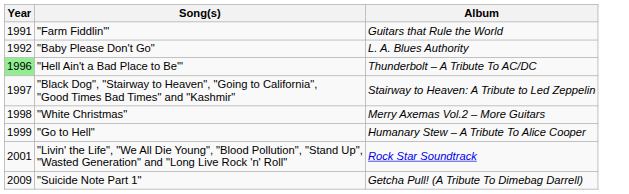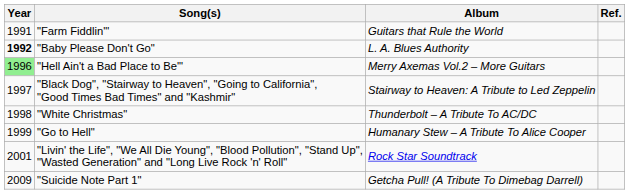+ column: (611, 13)
(19, 48) normal -> (19, 48) bold
(452, 66) Thunderbolt – A Tribute To AC/DC -> (457, 66) Merry Axemas Vol.2 – More Guitars
(457, 114) Merry Axemas Vol.2 – More Guitars -> (452, 114) Thunderbolt – A Tribute To AC/DC
